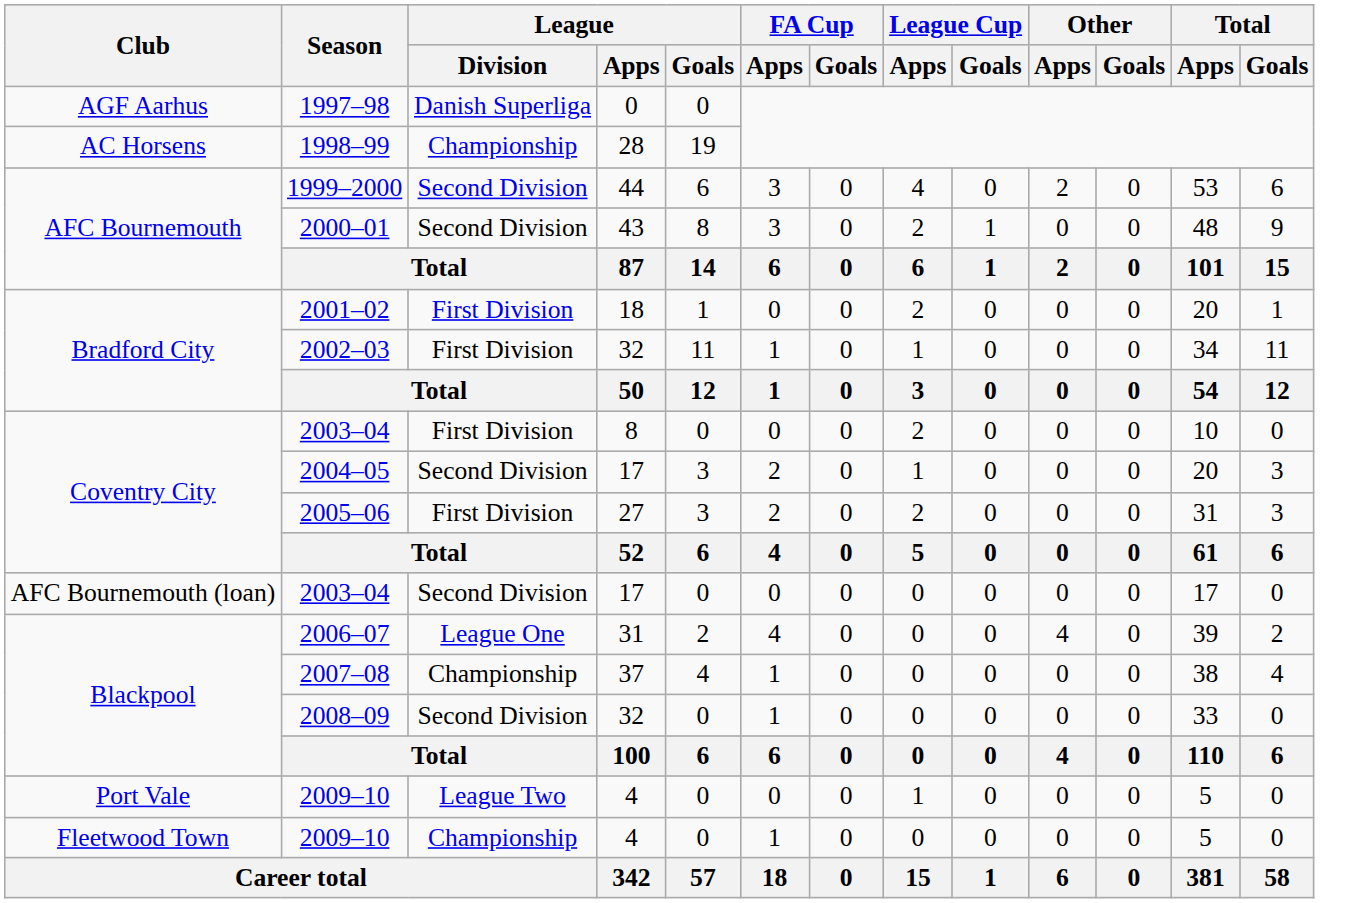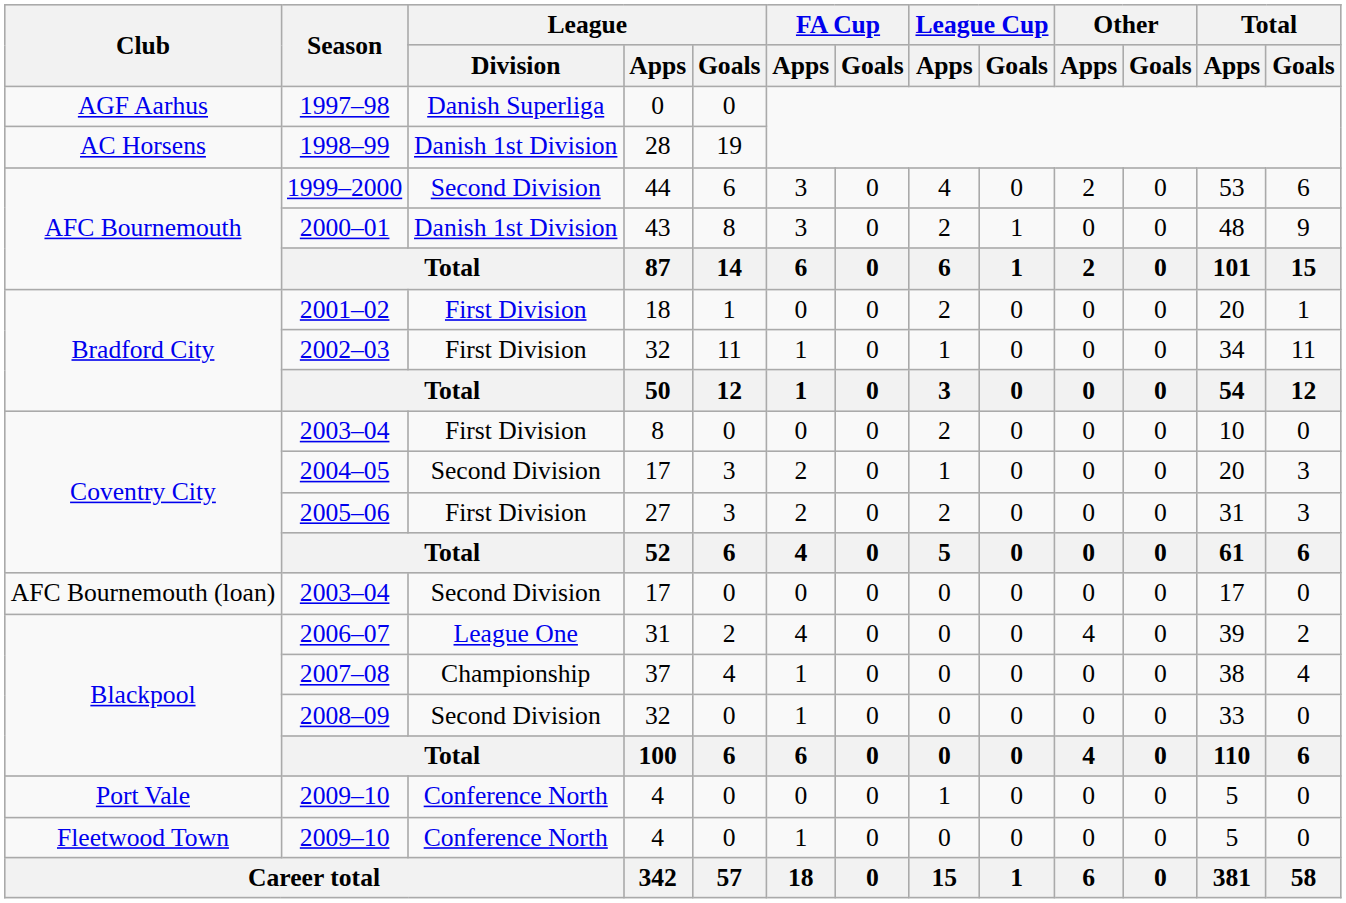(503, 146) Championship -> (516, 146) Danish 1st Division
(503, 227) Second Division -> (516, 227) Danish 1st Division
(503, 796) League Two -> (516, 796) Conference North
(503, 836) Championship -> (516, 836) Conference North
